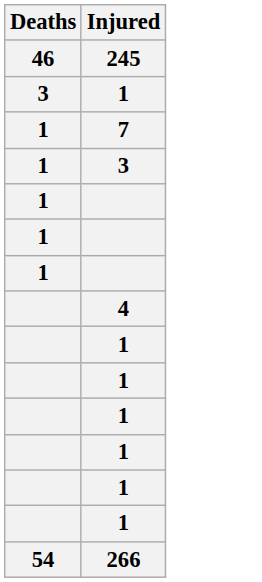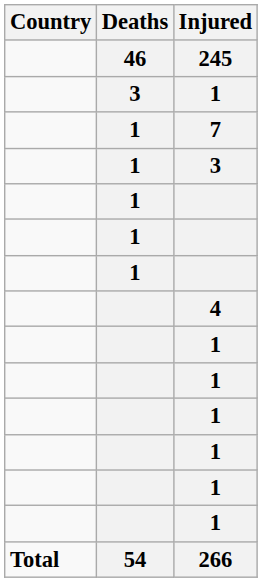+ column: (51, 22)
